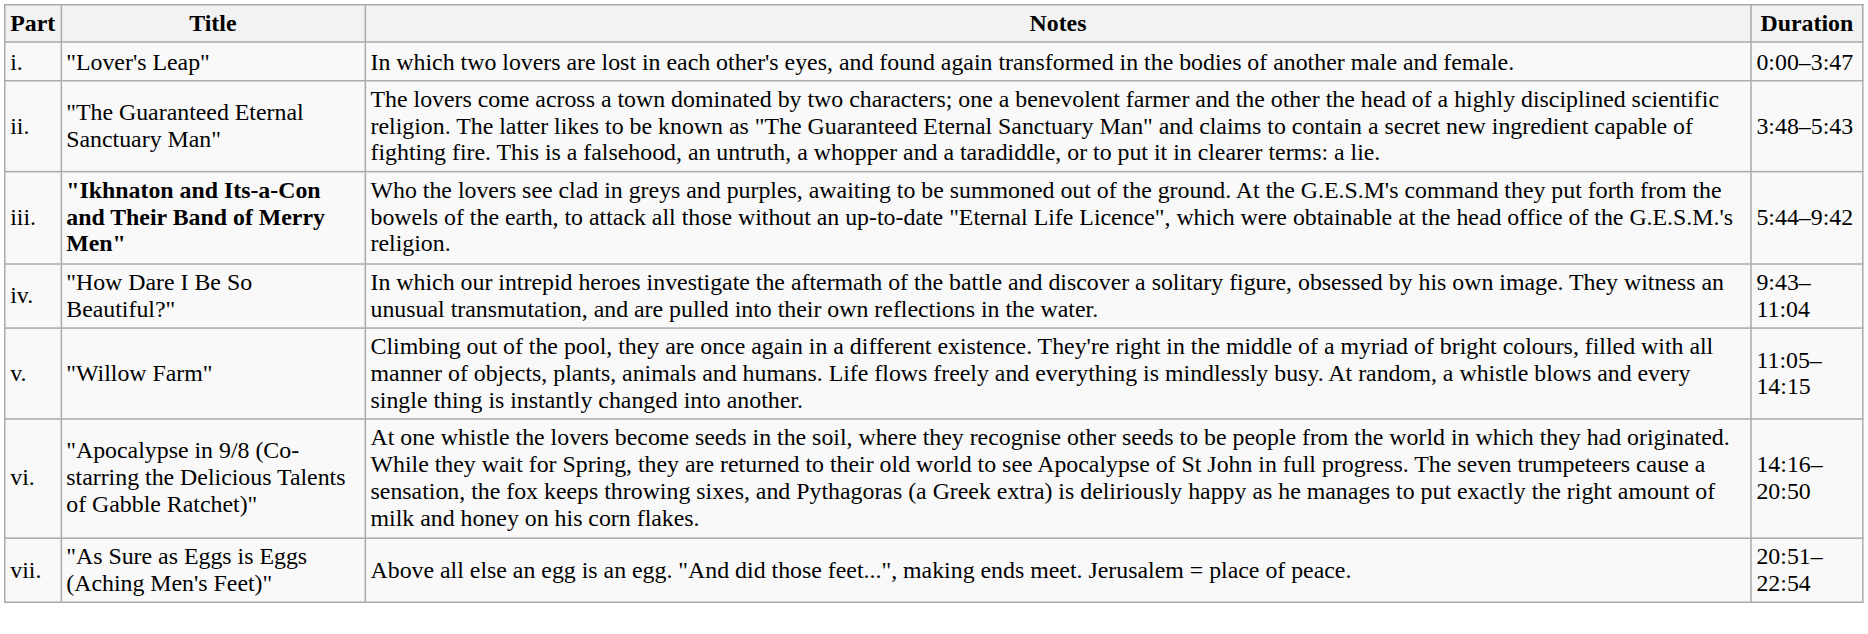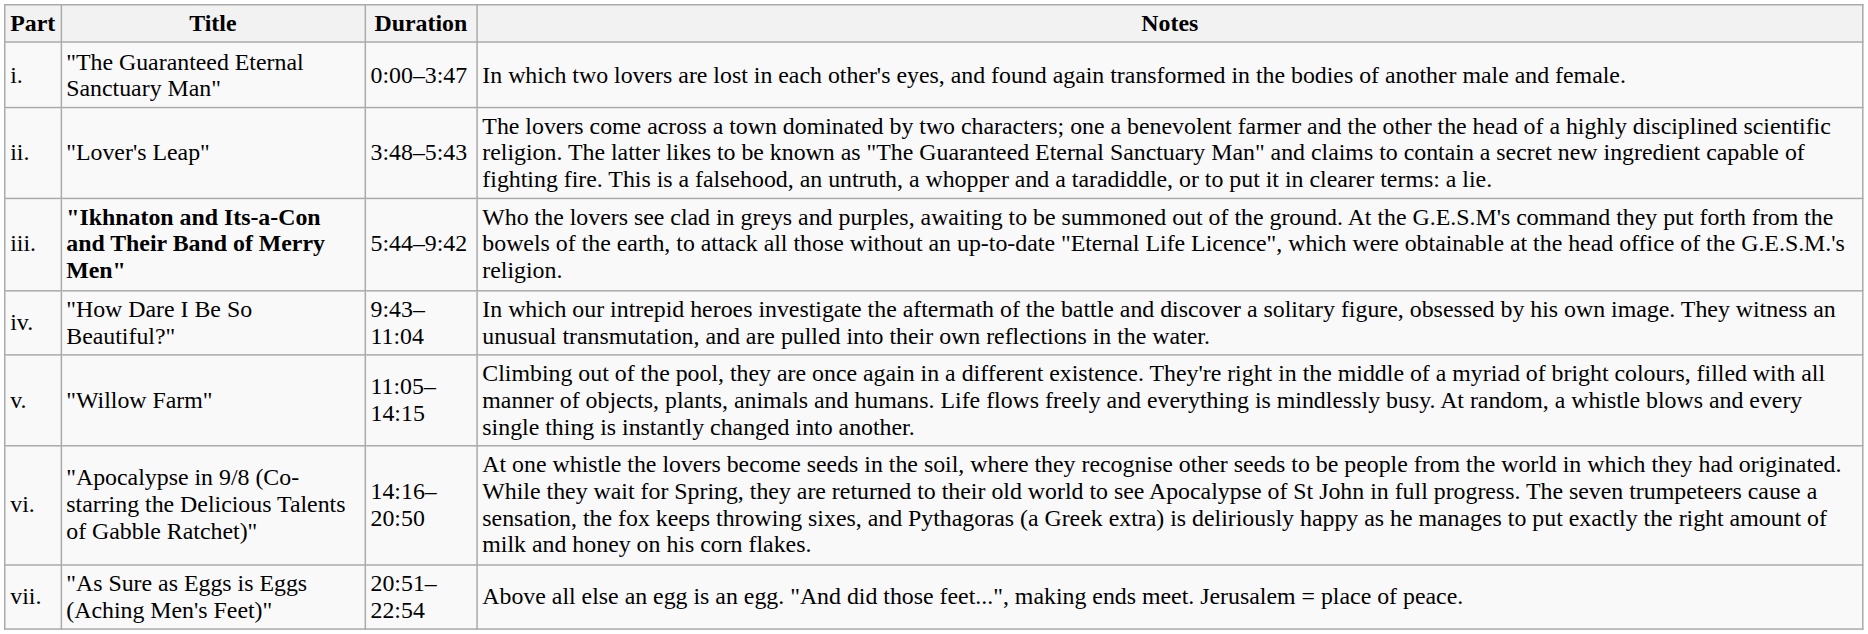columns swapped: (1807, 23) <-> (1058, 23)
(138, 61) "Lover's Leap" -> (185, 74) "The Guaranteed Eternal Sanctuary Man"
(185, 125) "The Guaranteed Eternal Sanctuary Man" -> (138, 152) "Lover's Leap"
